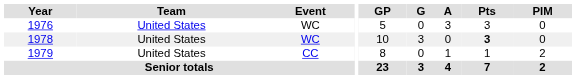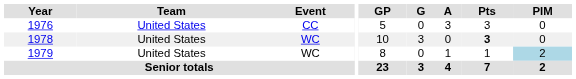(310, 25) WC -> (310, 25) CC
(310, 53) CC -> (310, 53) WC
(543, 53) no background -> (543, 53) lightblue background
